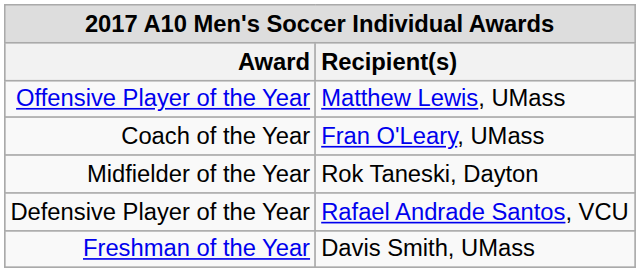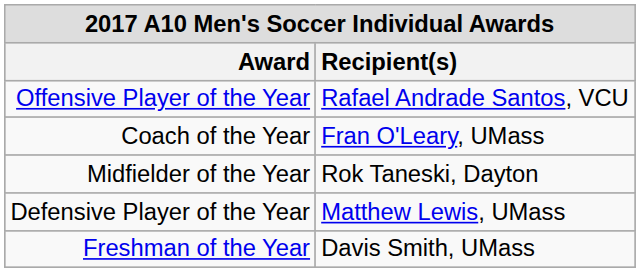(443, 99) Matthew Lewis, UMass -> (475, 99) Rafael Andrade Santos, VCU
(475, 212) Rafael Andrade Santos, VCU -> (443, 212) Matthew Lewis, UMass
